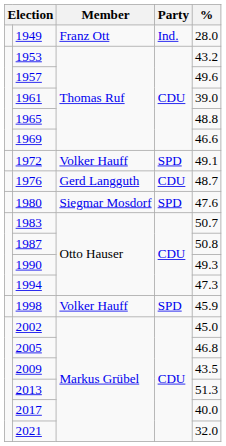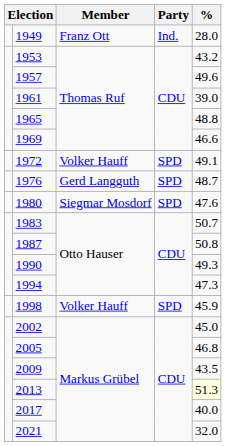(171, 181) CDU -> (170, 181) SPD
(207, 389) no background -> (207, 389) lightyellow background
